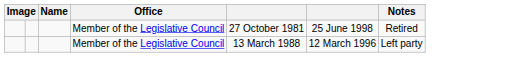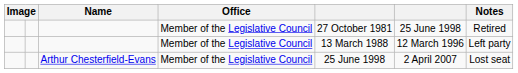+ row: (15, 60)
